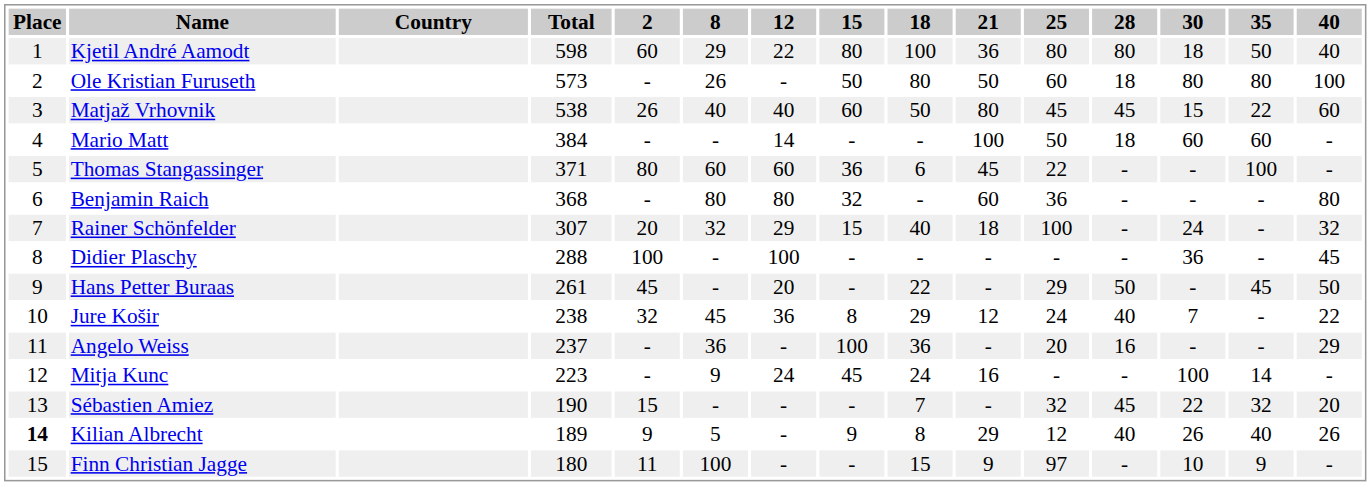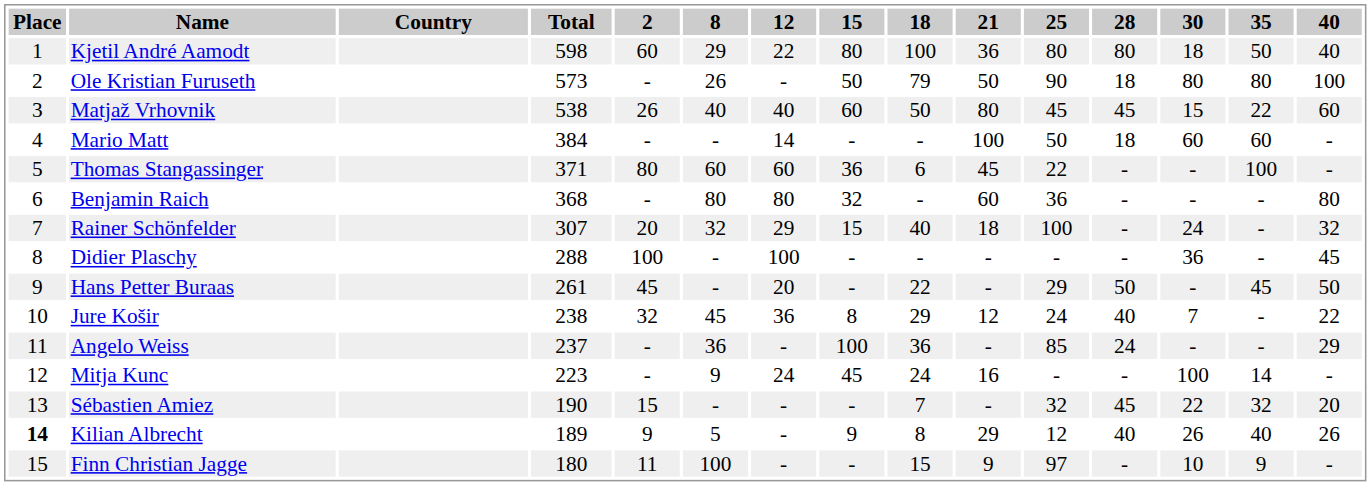(920, 81) 80 -> (920, 81) 79
(1056, 81) 60 -> (1056, 81) 90
(1056, 346) 20 -> (1056, 346) 85
(1125, 346) 16 -> (1125, 346) 24
